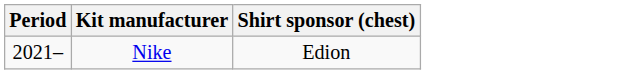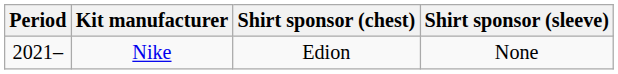+ column: (517, 20)
